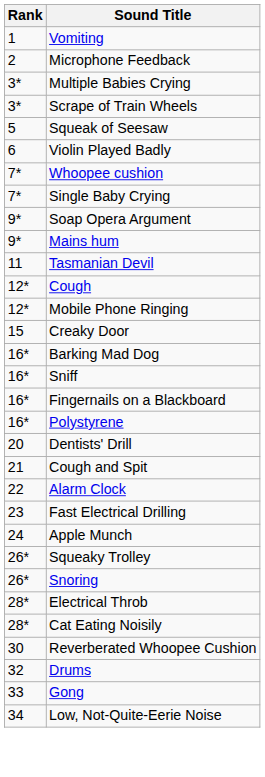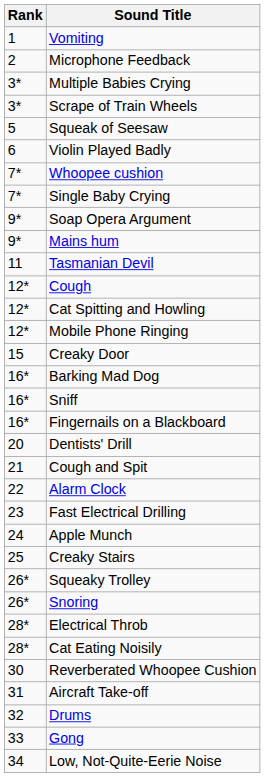+ row: (127, 309)
- row: (86, 422)
+ row: (92, 557)
+ row: (99, 693)
